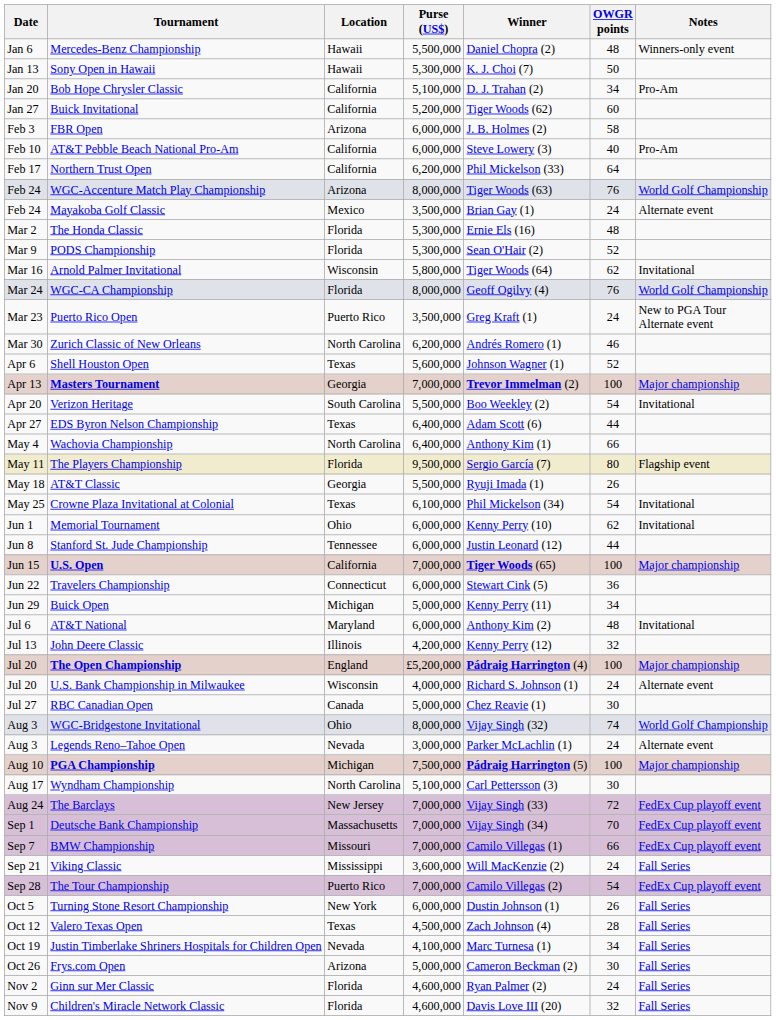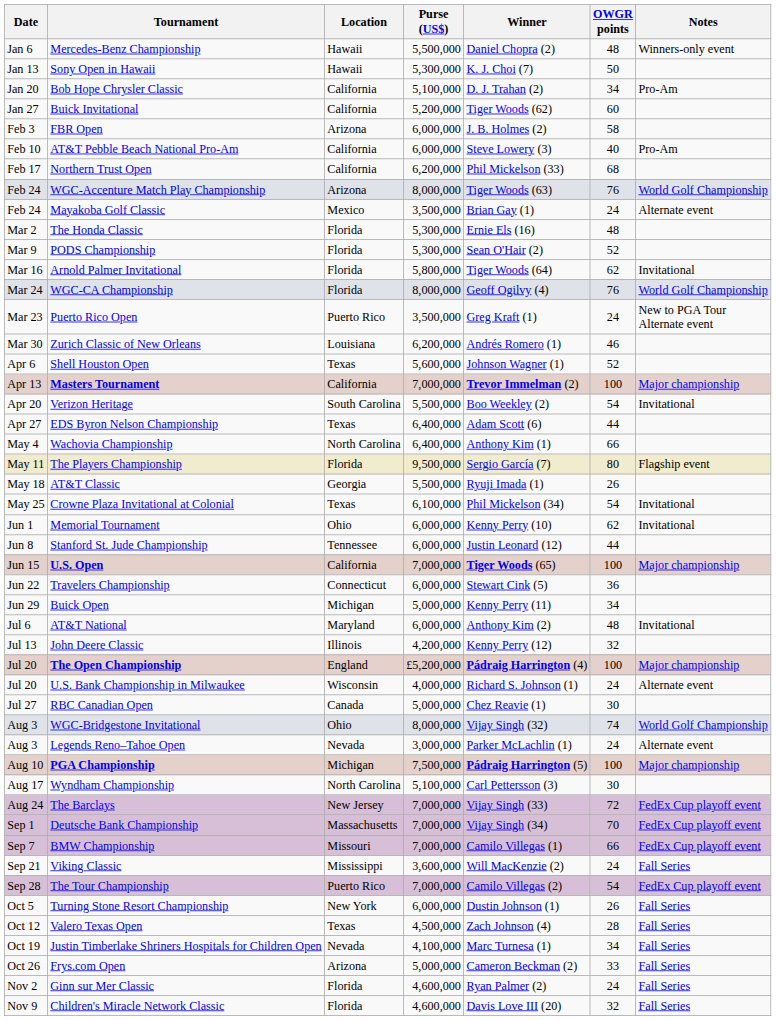(613, 169) 64 -> (613, 169) 68
(353, 269) Wisconsin -> (345, 269) Florida
(364, 344) North Carolina -> (351, 344) Louisiana
(347, 384) Georgia -> (352, 384) California
(613, 965) 30 -> (613, 965) 33
